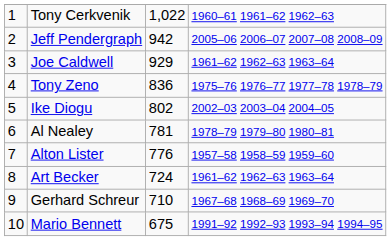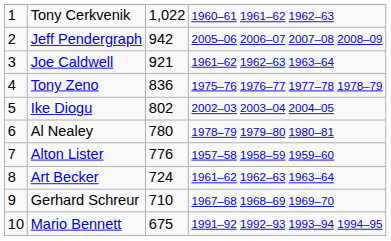(161, 62) 929 -> (161, 62) 921
(161, 131) 781 -> (161, 131) 780
